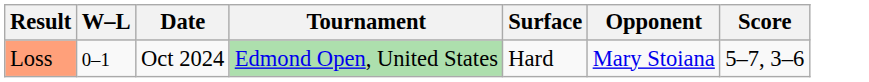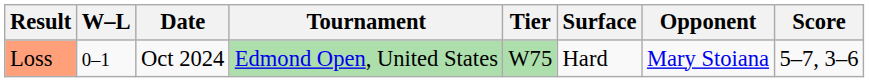+ column: (530, 22)
